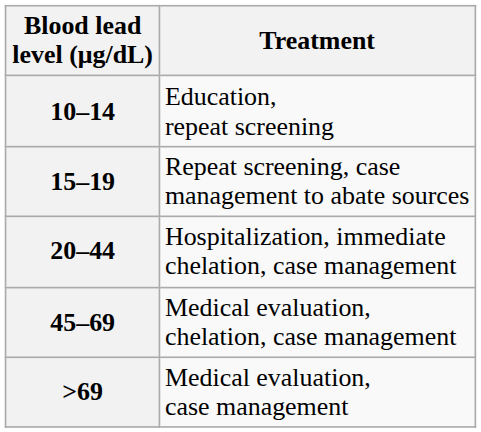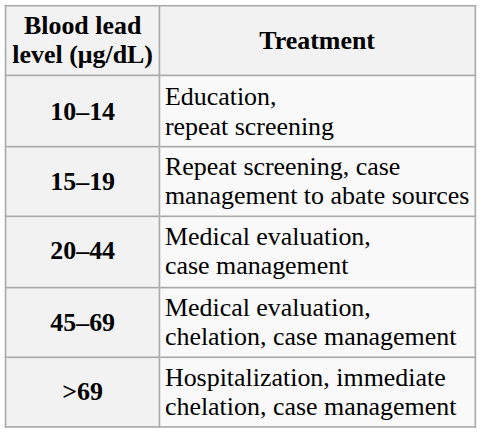(311, 251) Hospitalization, immediate chelation, case management -> (268, 251) Medical evaluation, case management
(268, 391) Medical evaluation, case management -> (311, 391) Hospitalization, immediate chelation, case management
